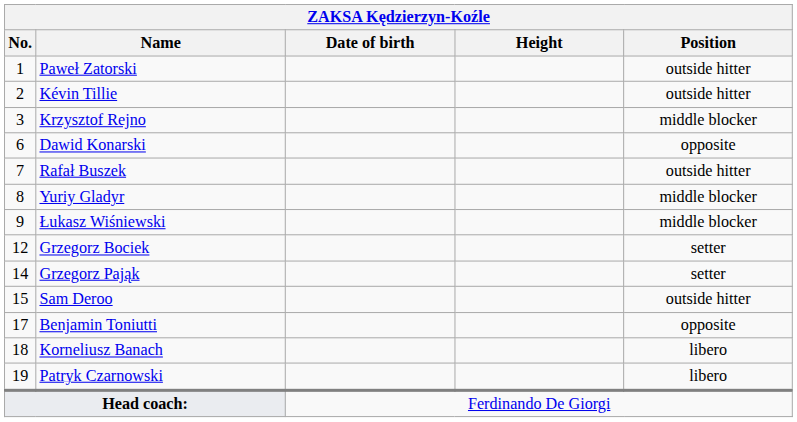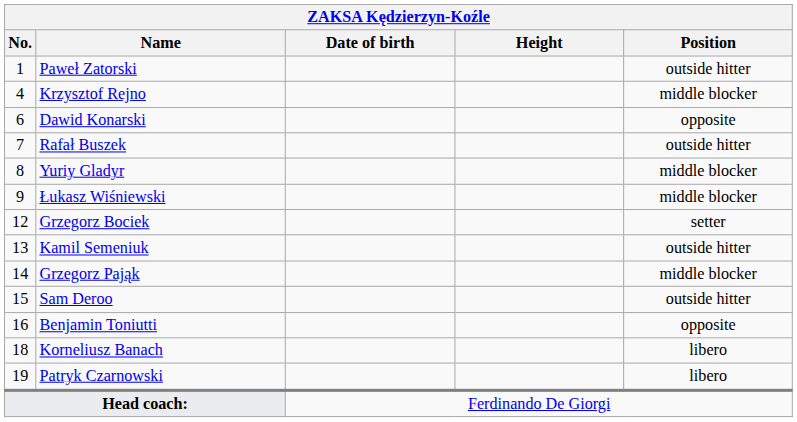- row: (78, 94)
(20, 119) 3 -> (20, 94) 4
+ row: (94, 247)
(708, 273) setter -> (708, 273) middle blocker
(20, 324) 17 -> (20, 324) 16
